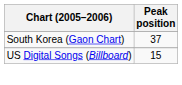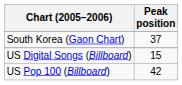+ row: (58, 71)
